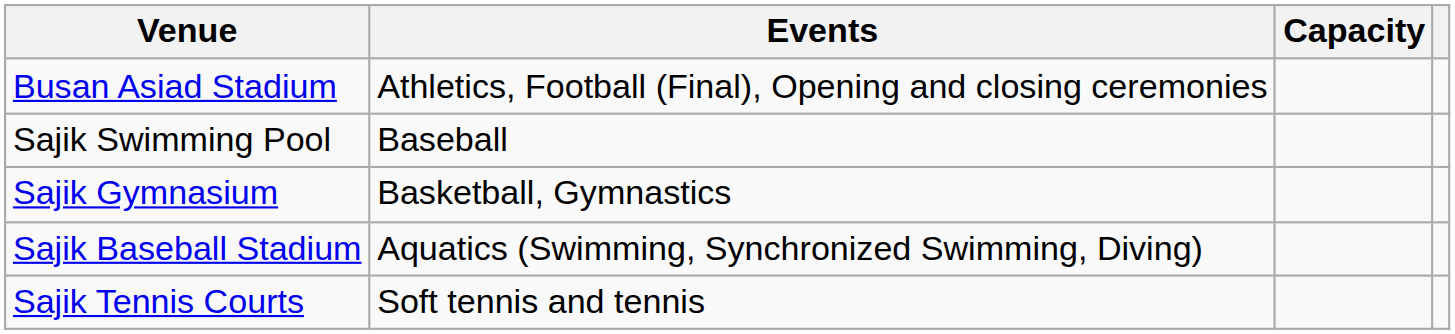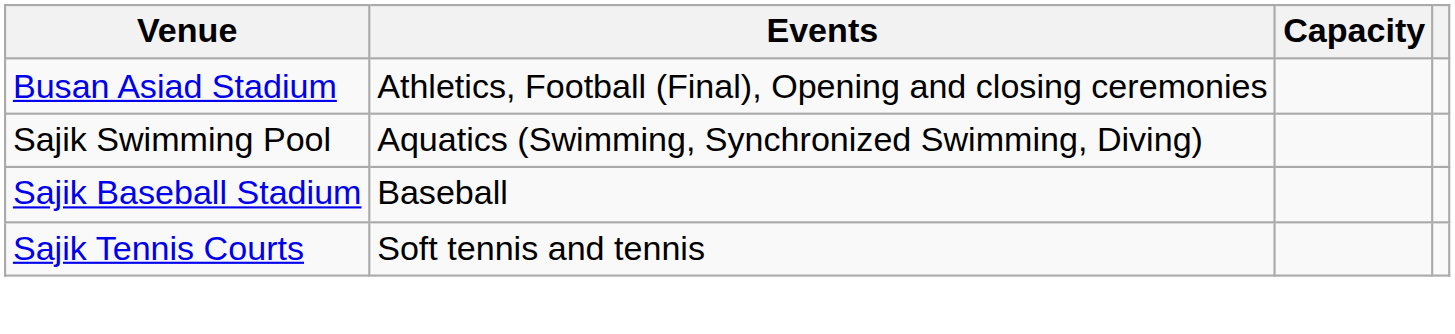(443, 139) Baseball -> (790, 139) Aquatics (Swimming, Synchronized Swimming, Diving)
- row: (145, 193)
(790, 247) Aquatics (Swimming, Synchronized Swimming, Diving) -> (443, 193) Baseball
